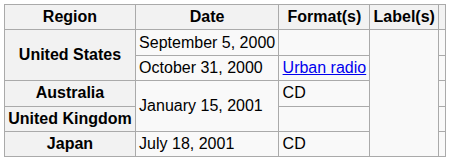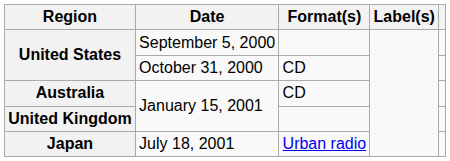(324, 67) Urban radio -> (294, 67) CD
(294, 144) CD -> (324, 144) Urban radio
